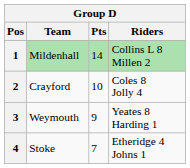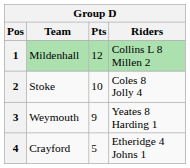(97, 55) 14 -> (97, 55) 12
(50, 86) Crayford -> (42, 86) Stoke
(42, 148) Stoke -> (50, 148) Crayford
(94, 148) 7 -> (94, 148) 5
